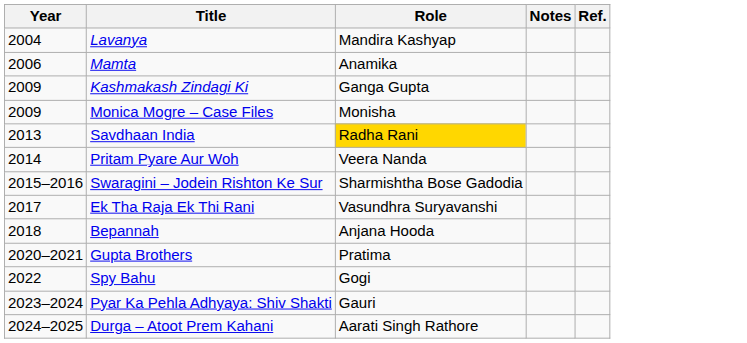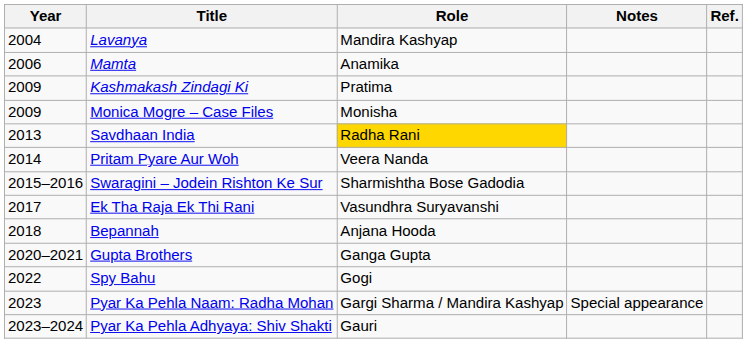(384, 87) Ganga Gupta -> (366, 87) Pratima
(365, 254) Pratima -> (386, 254) Ganga Gupta
+ row: (212, 302)
- row: (182, 326)
